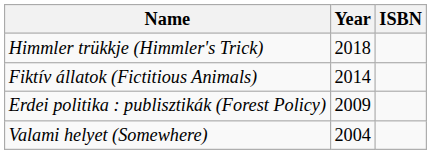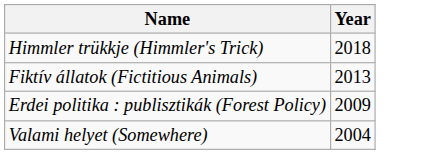- column: (401, 18)
(353, 76) 2014 -> (353, 76) 2013
